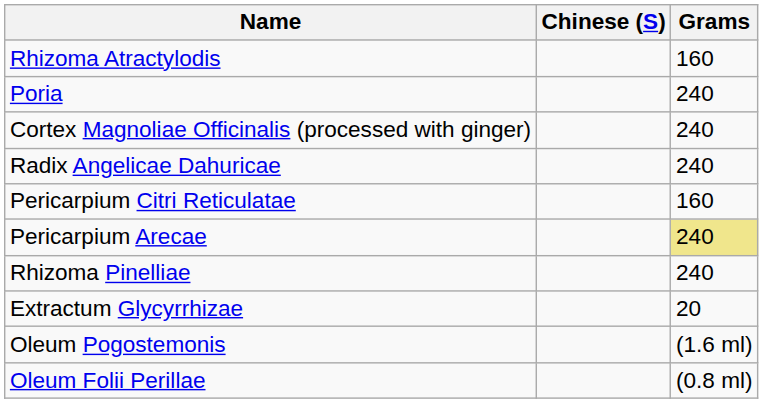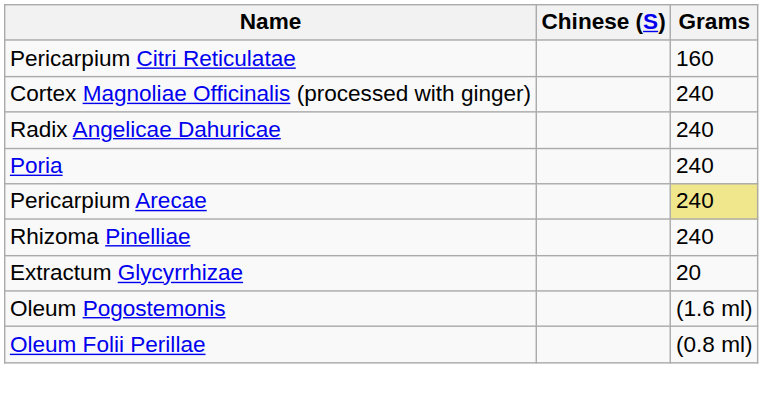- row: (115, 58)
rows swapped: (153, 201) <-> (36, 93)
